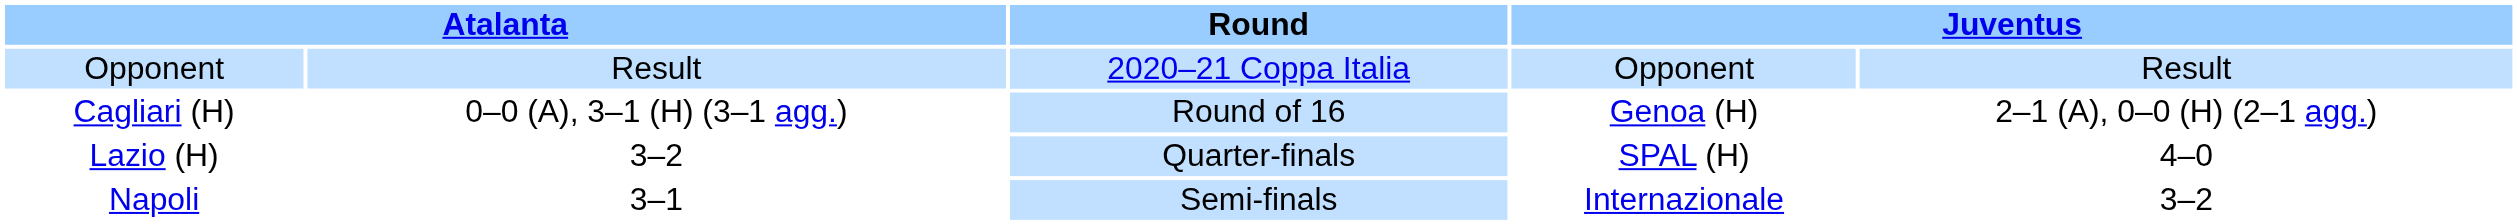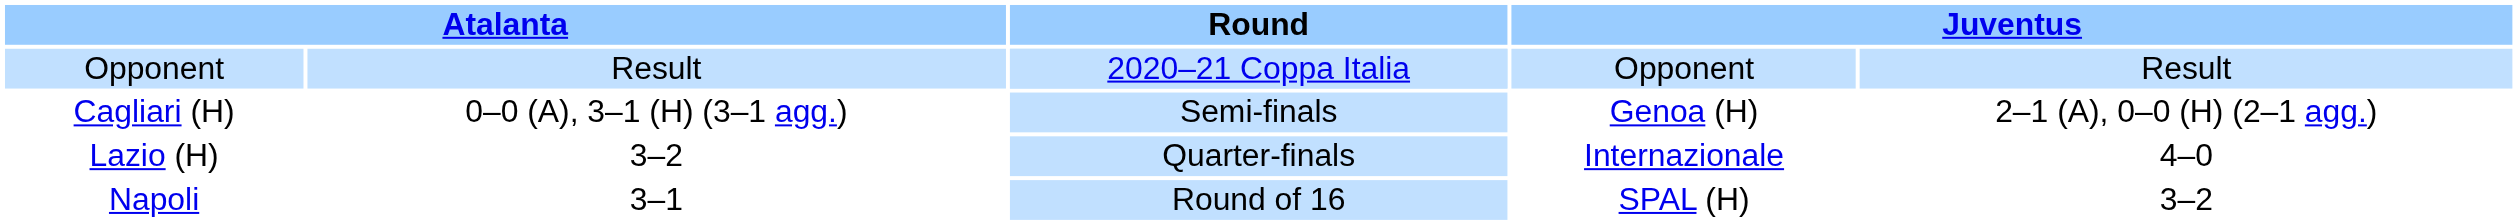(1259, 111) Round of 16 -> (1259, 111) Semi-finals
(1684, 155) SPAL (H) -> (1684, 155) Internazionale
(1259, 199) Semi-finals -> (1259, 199) Round of 16
(1684, 199) Internazionale -> (1684, 199) SPAL (H)
